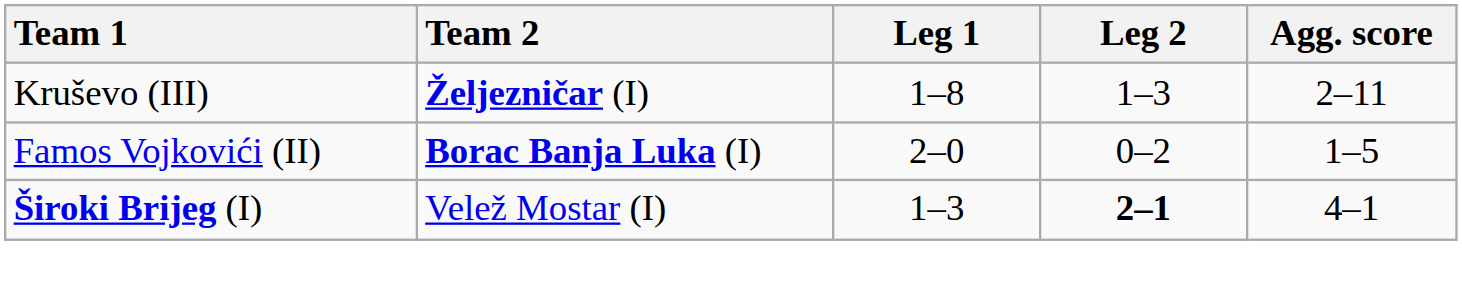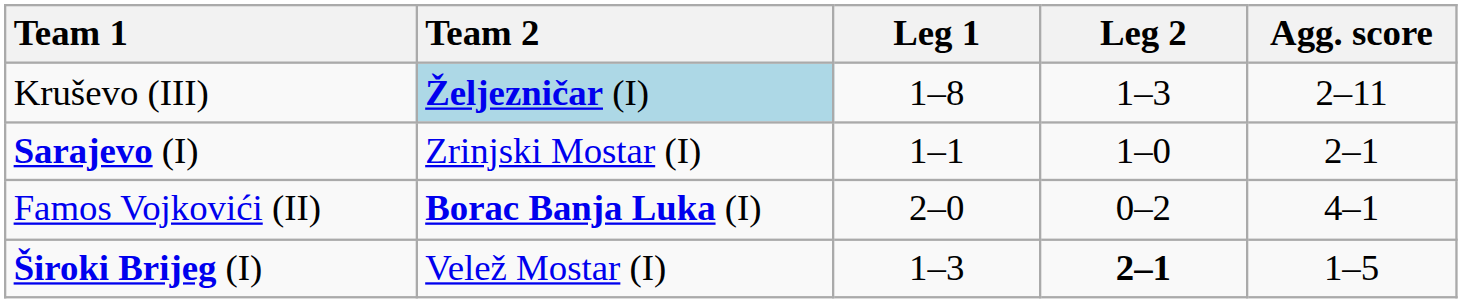(537, 92) no background -> (537, 92) lightblue background
+ row: (106, 150)
(1352, 150) 1–5 -> (1352, 208) 4–1
(1352, 208) 4–1 -> (1352, 267) 1–5
